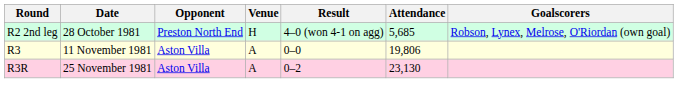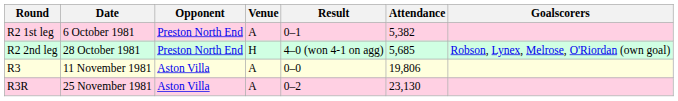+ row: (30, 31)
